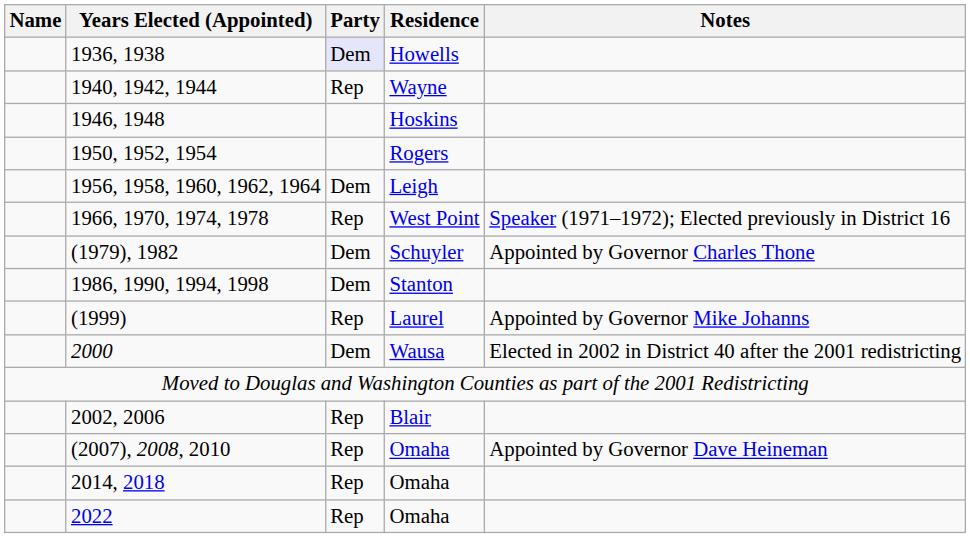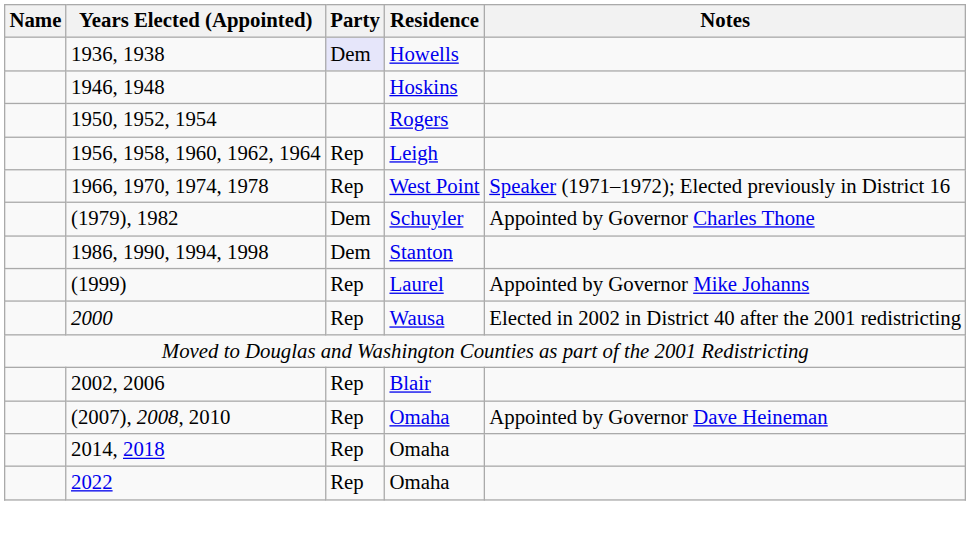- row: (144, 86)
(350, 185) Dem -> (347, 152) Rep
(350, 350) Dem -> (347, 317) Rep
